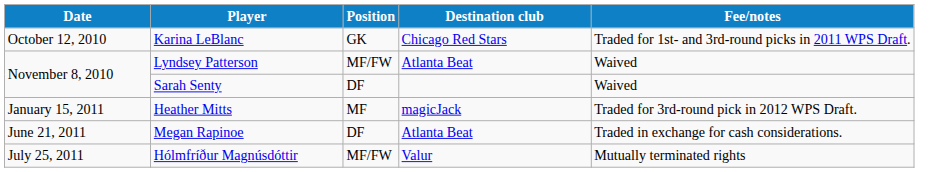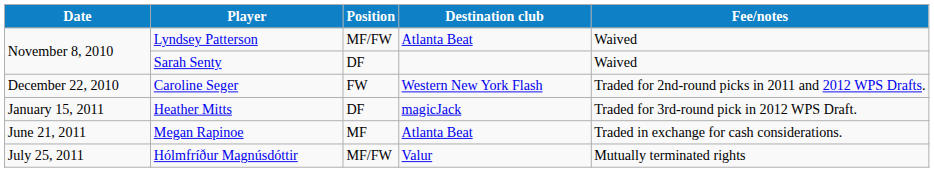- row: (199, 39)
+ row: (196, 86)
(357, 109) MF -> (355, 109) DF
(355, 132) DF -> (357, 132) MF
